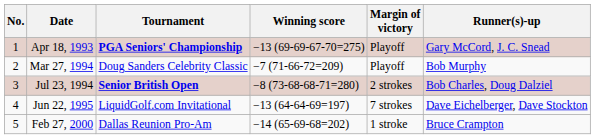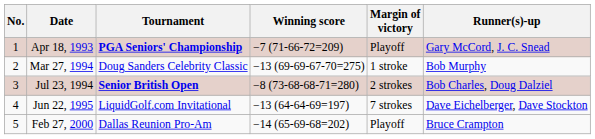(309, 47) −13 (69-69-67-70=275) -> (298, 47) −7 (71-66-72=209)
(298, 66) −7 (71-66-72=209) -> (309, 66) −13 (69-69-67-70=275)
(387, 66) Playoff -> (389, 66) 1 stroke
(389, 124) 1 stroke -> (387, 124) Playoff
